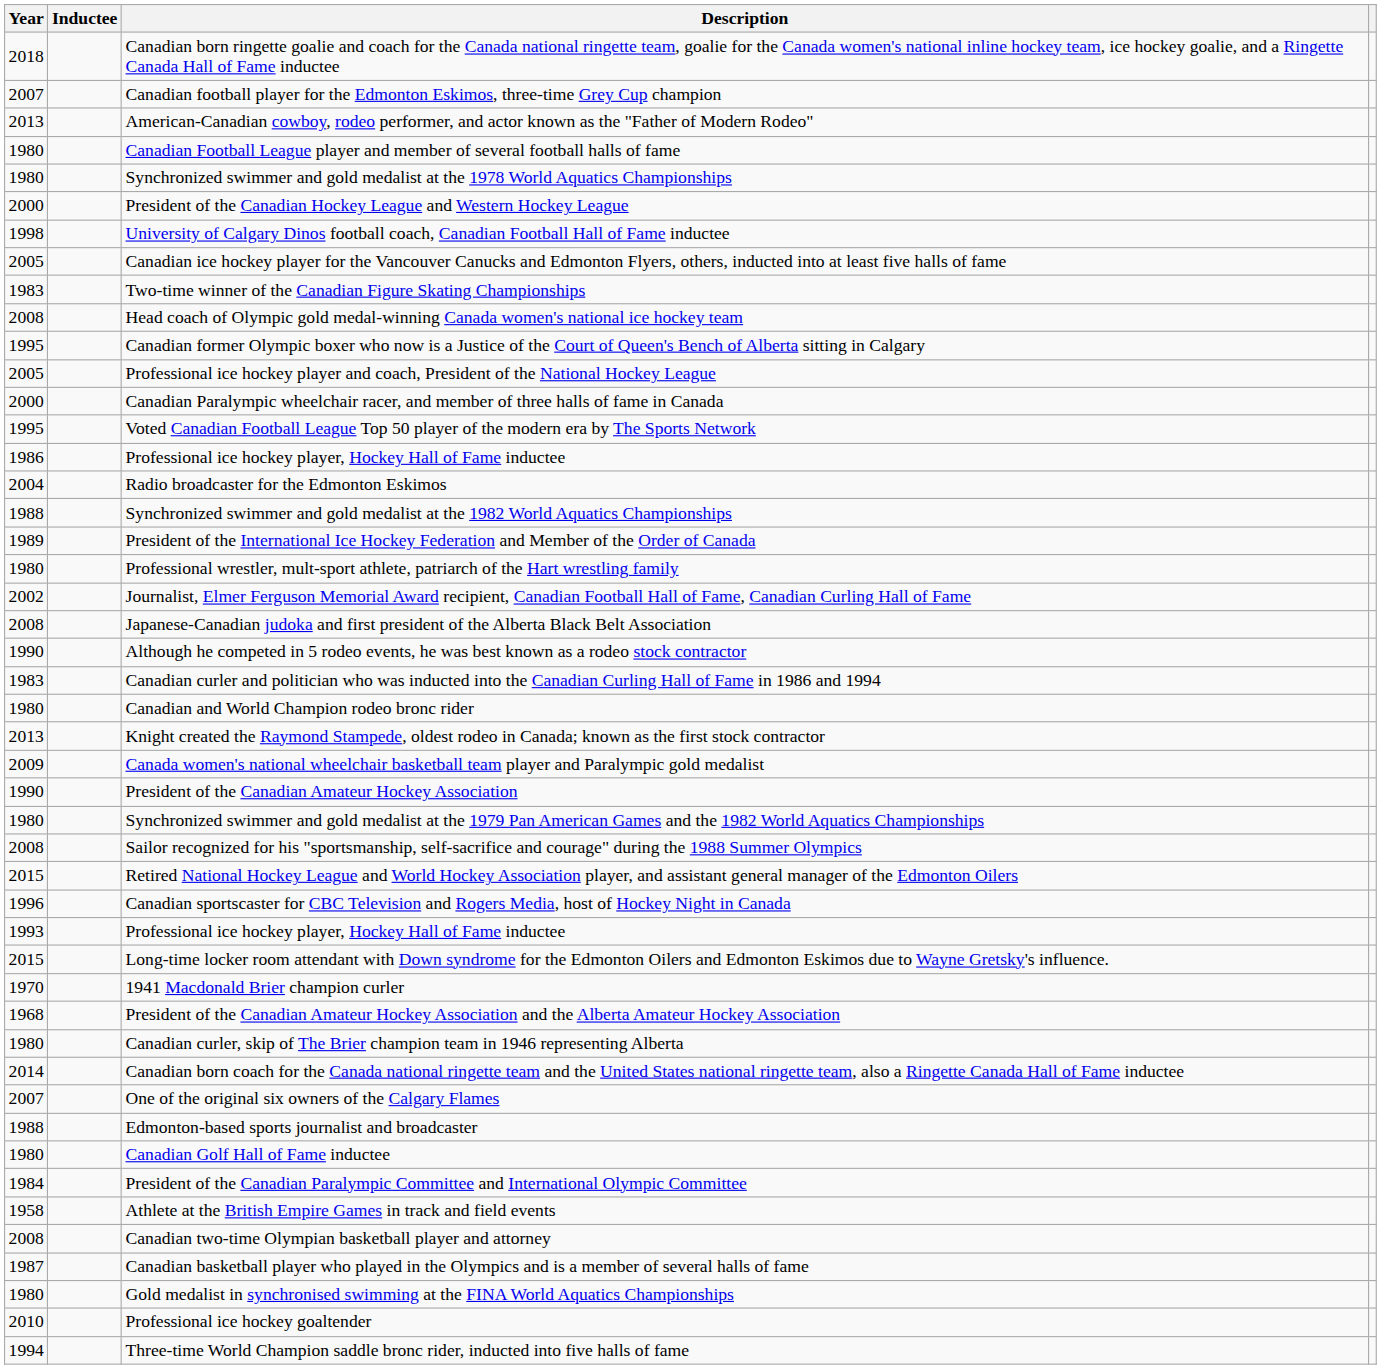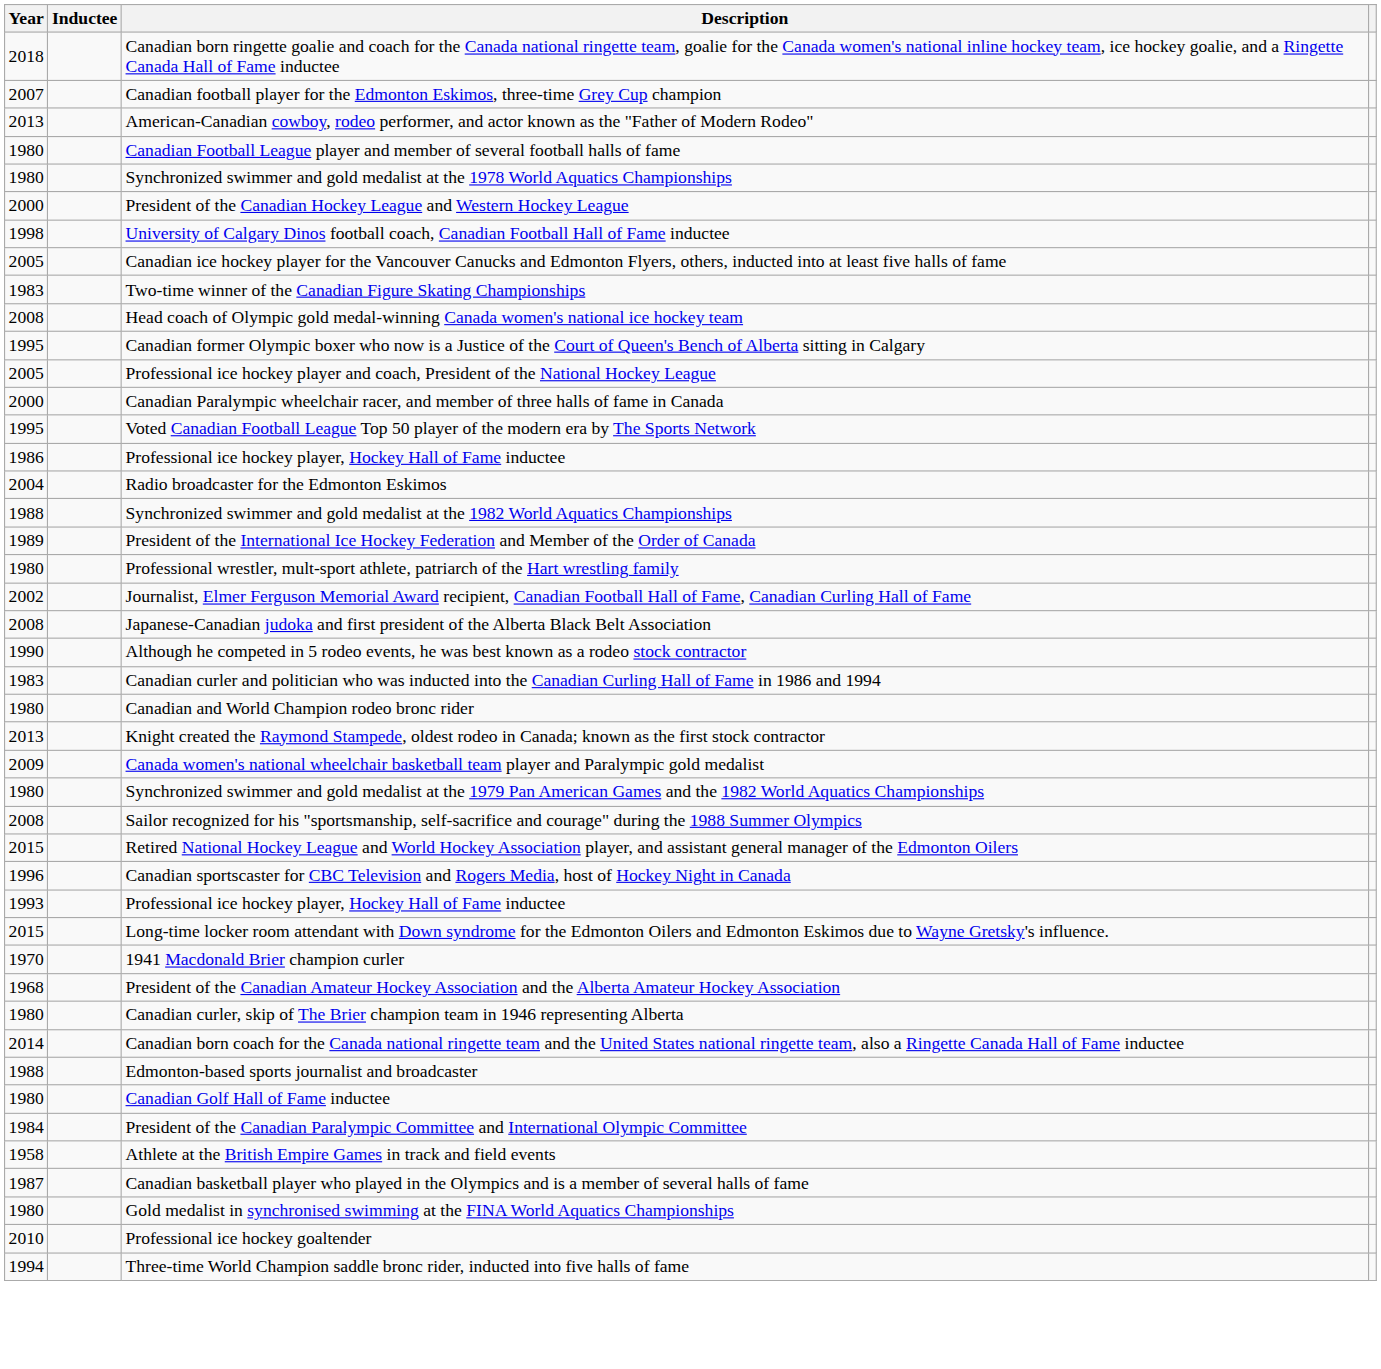- row: (26, 791)
- row: (26, 1098)
- row: (26, 1238)
